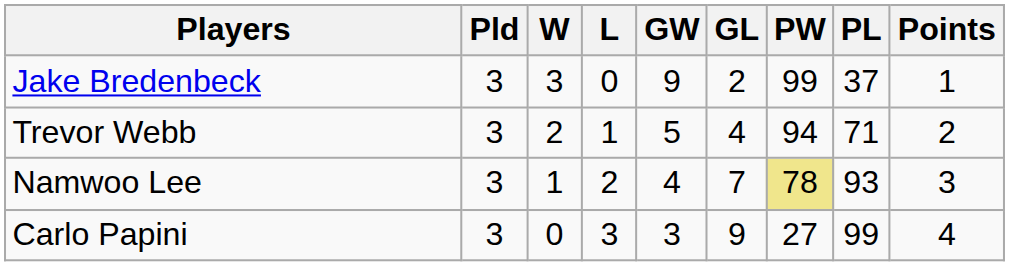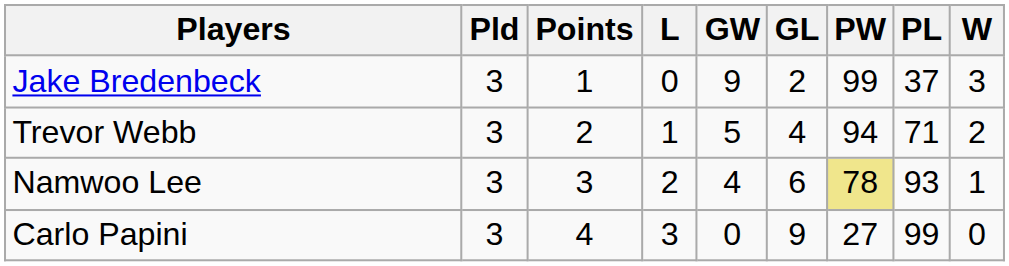columns swapped: (554, 30) <-> (947, 30)
(737, 183) 7 -> (797, 183) 6
(672, 234) 3 -> (732, 234) 0
